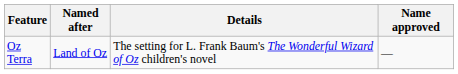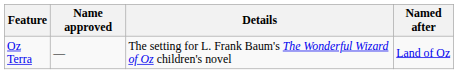columns swapped: (80, 20) <-> (416, 20)
